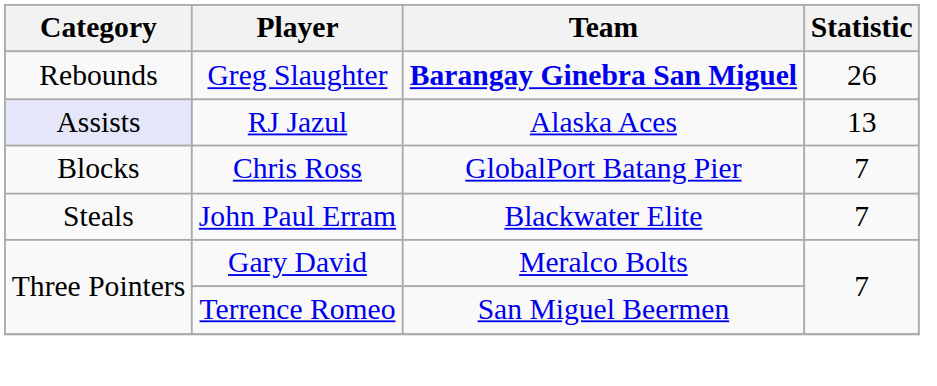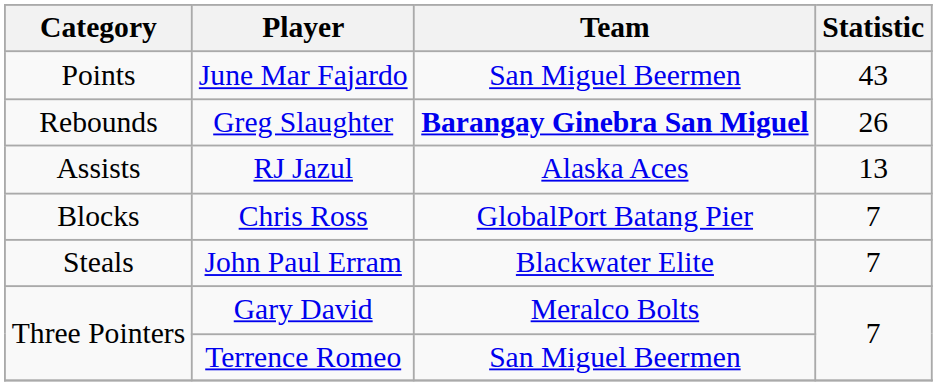+ row: (303, 74)
(98, 121) lavender background -> (98, 168) no background
